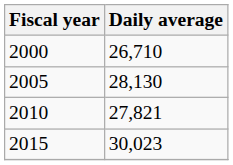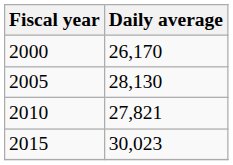(135, 50) 26,710 -> (135, 50) 26,170
